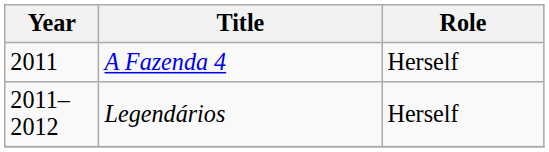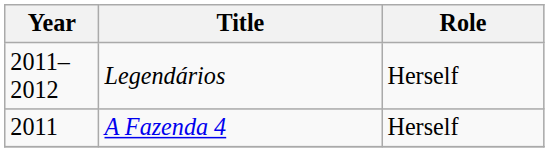rows swapped: (165, 61) <-> (165, 113)
